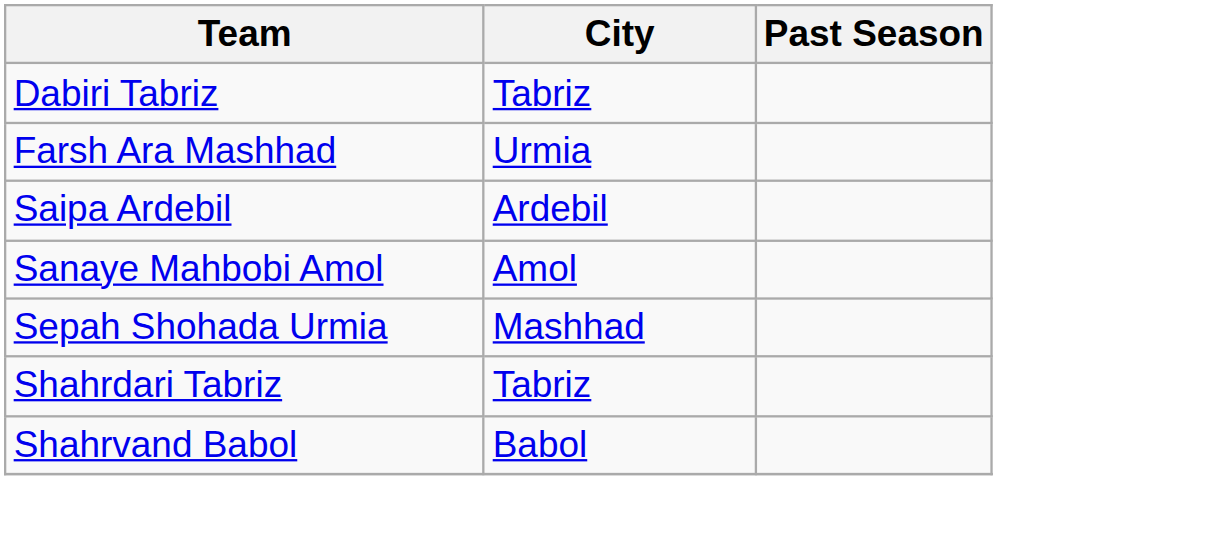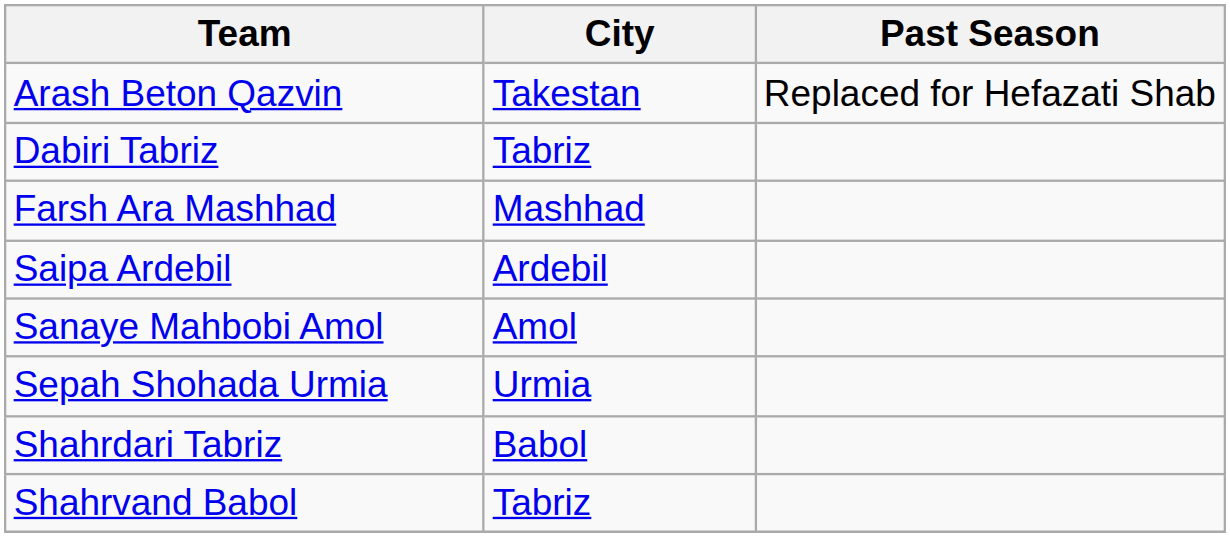+ row: (178, 92)
(542, 151) Urmia -> (569, 209) Mashhad
(569, 326) Mashhad -> (542, 385) Urmia
(542, 385) Tabriz -> (540, 444) Babol
(540, 444) Babol -> (542, 502) Tabriz
